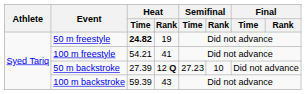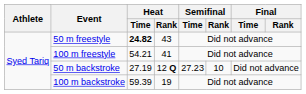(167, 40) 19 -> (167, 40) 43
(141, 68) 27.39 -> (141, 68) 27.19
(167, 83) 43 -> (167, 83) 19
